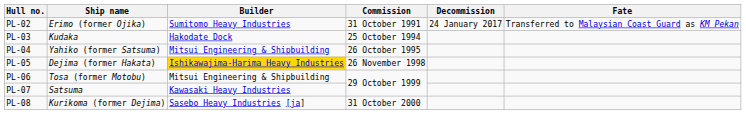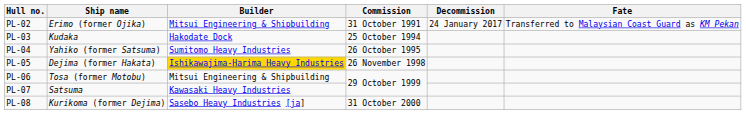(230, 24) Sumitomo Heavy Industries -> (249, 24) Mitsui Engineering & Shipbuilding
(249, 50) Mitsui Engineering & Shipbuilding -> (230, 50) Sumitomo Heavy Industries
